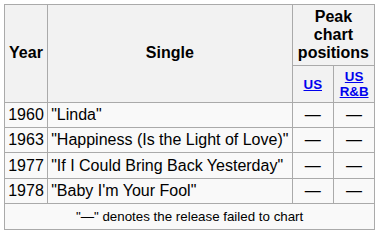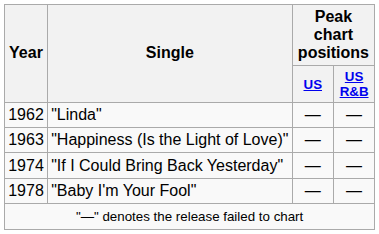(26, 114) 1960 -> (26, 114) 1962
(26, 165) 1977 -> (26, 165) 1974
